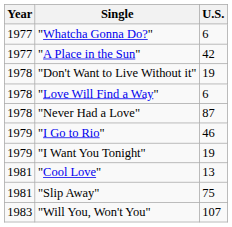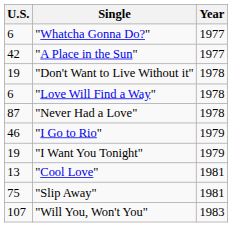columns swapped: (20, 14) <-> (213, 14)
